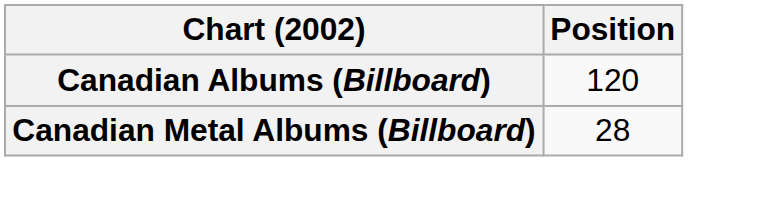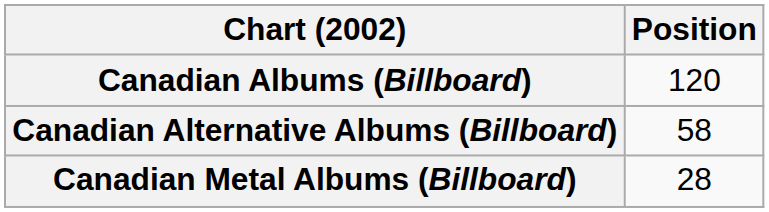+ row: (315, 130)
